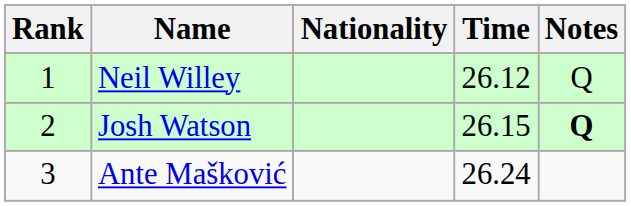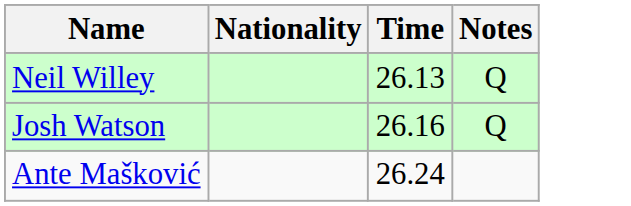- column: (48, 28)
(496, 77) 26.12 -> (410, 77) 26.13
(496, 126) 26.15 -> (410, 126) 26.16
(582, 126) bold -> (496, 126) normal
